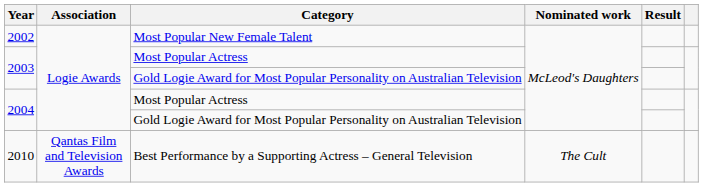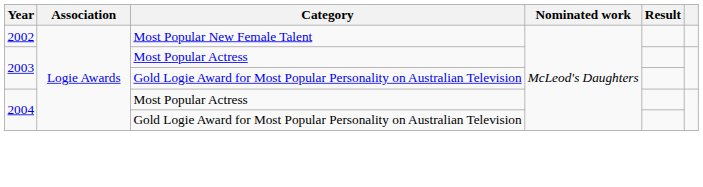- row: (21, 156)
